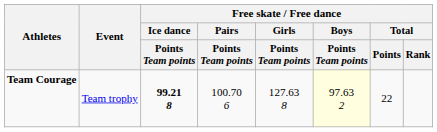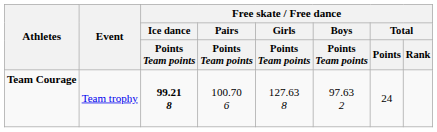(342, 98) lightyellow background -> (342, 98) no background
(387, 98) 22 -> (387, 98) 24
